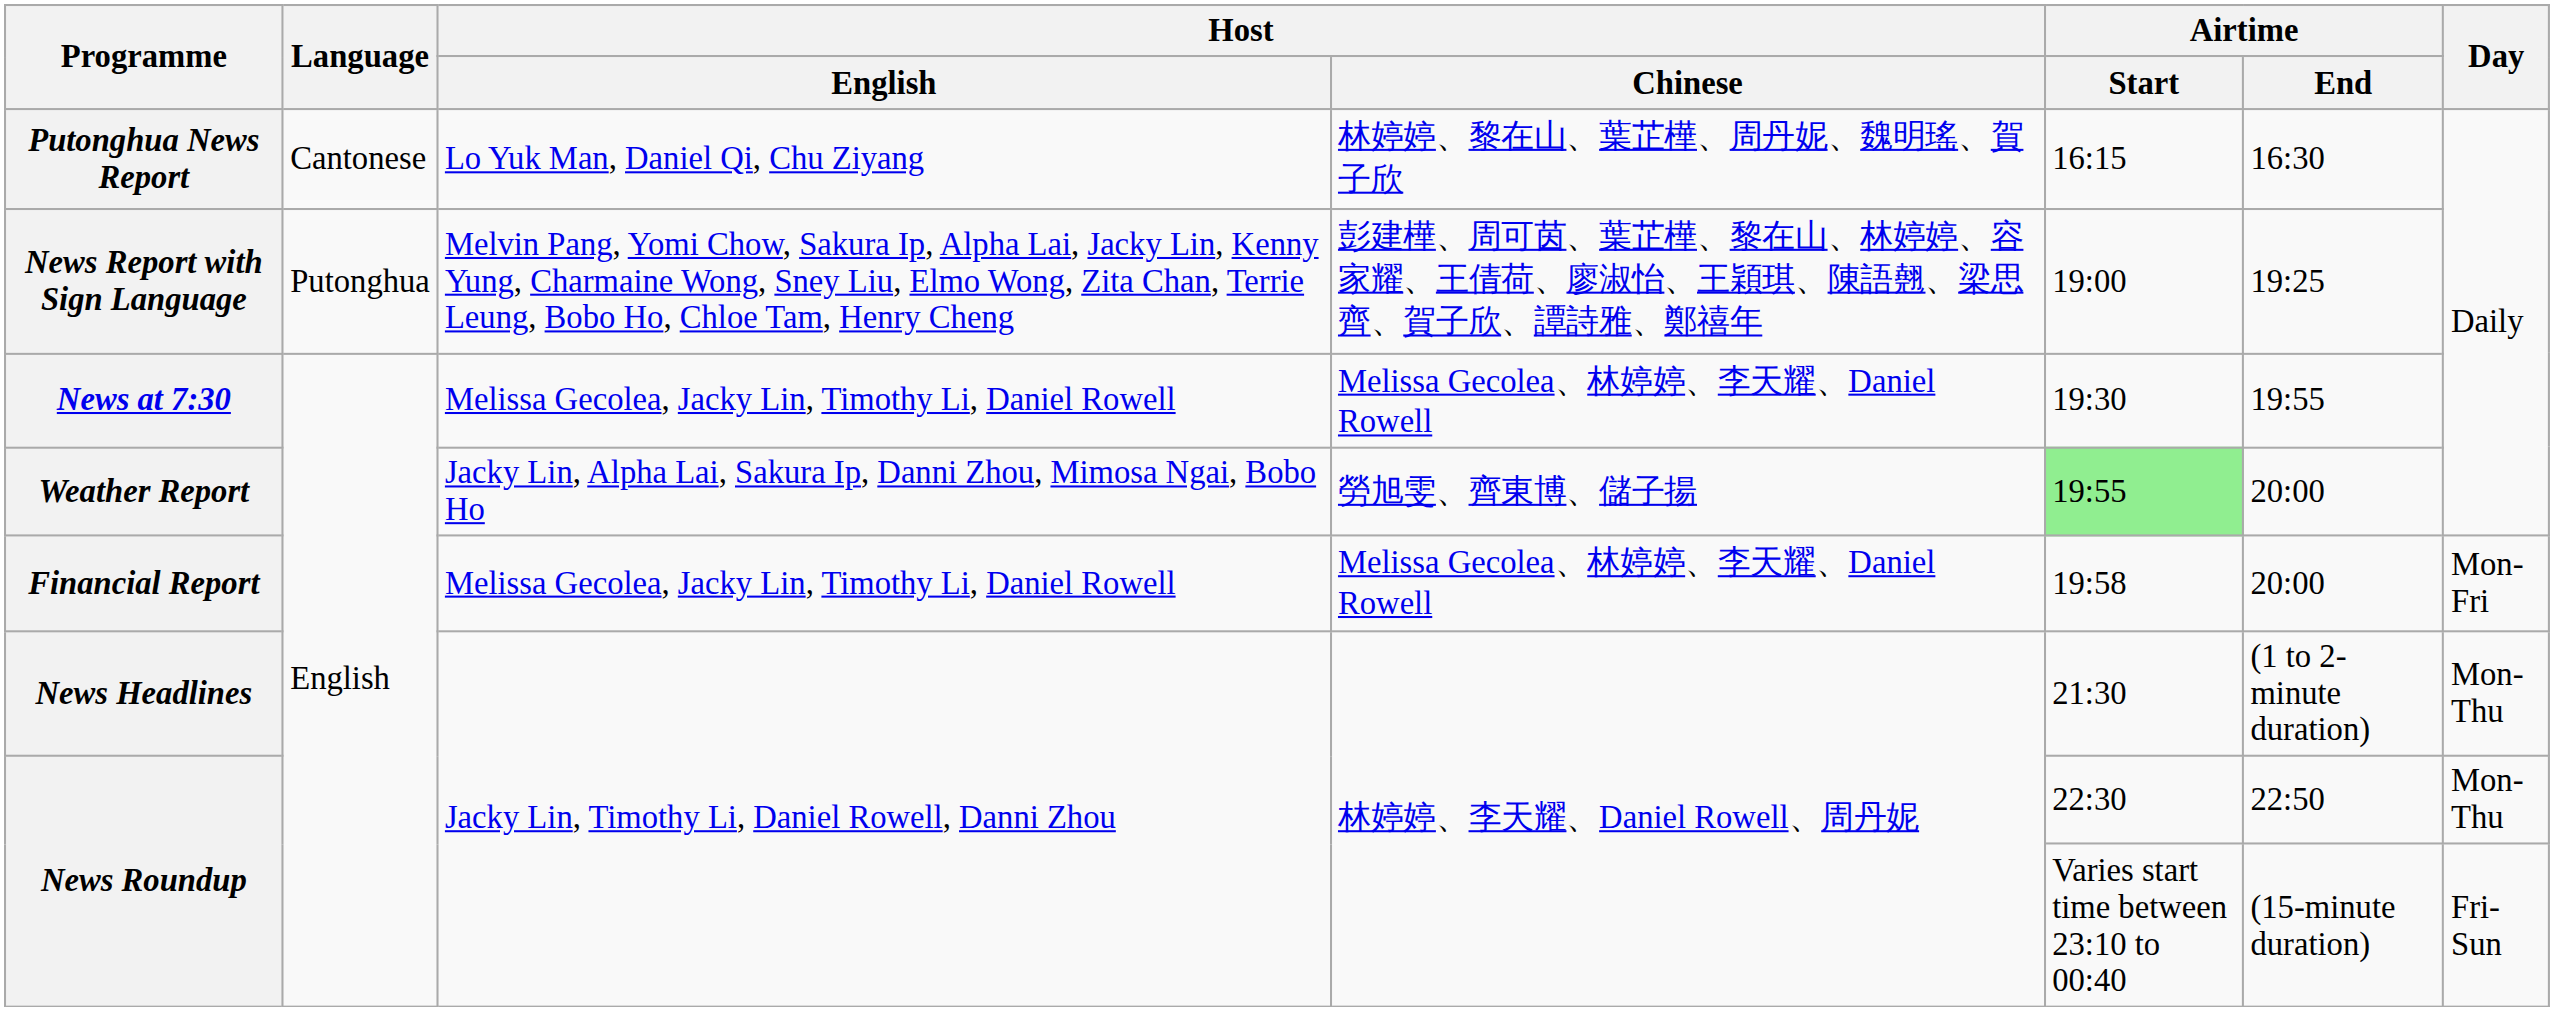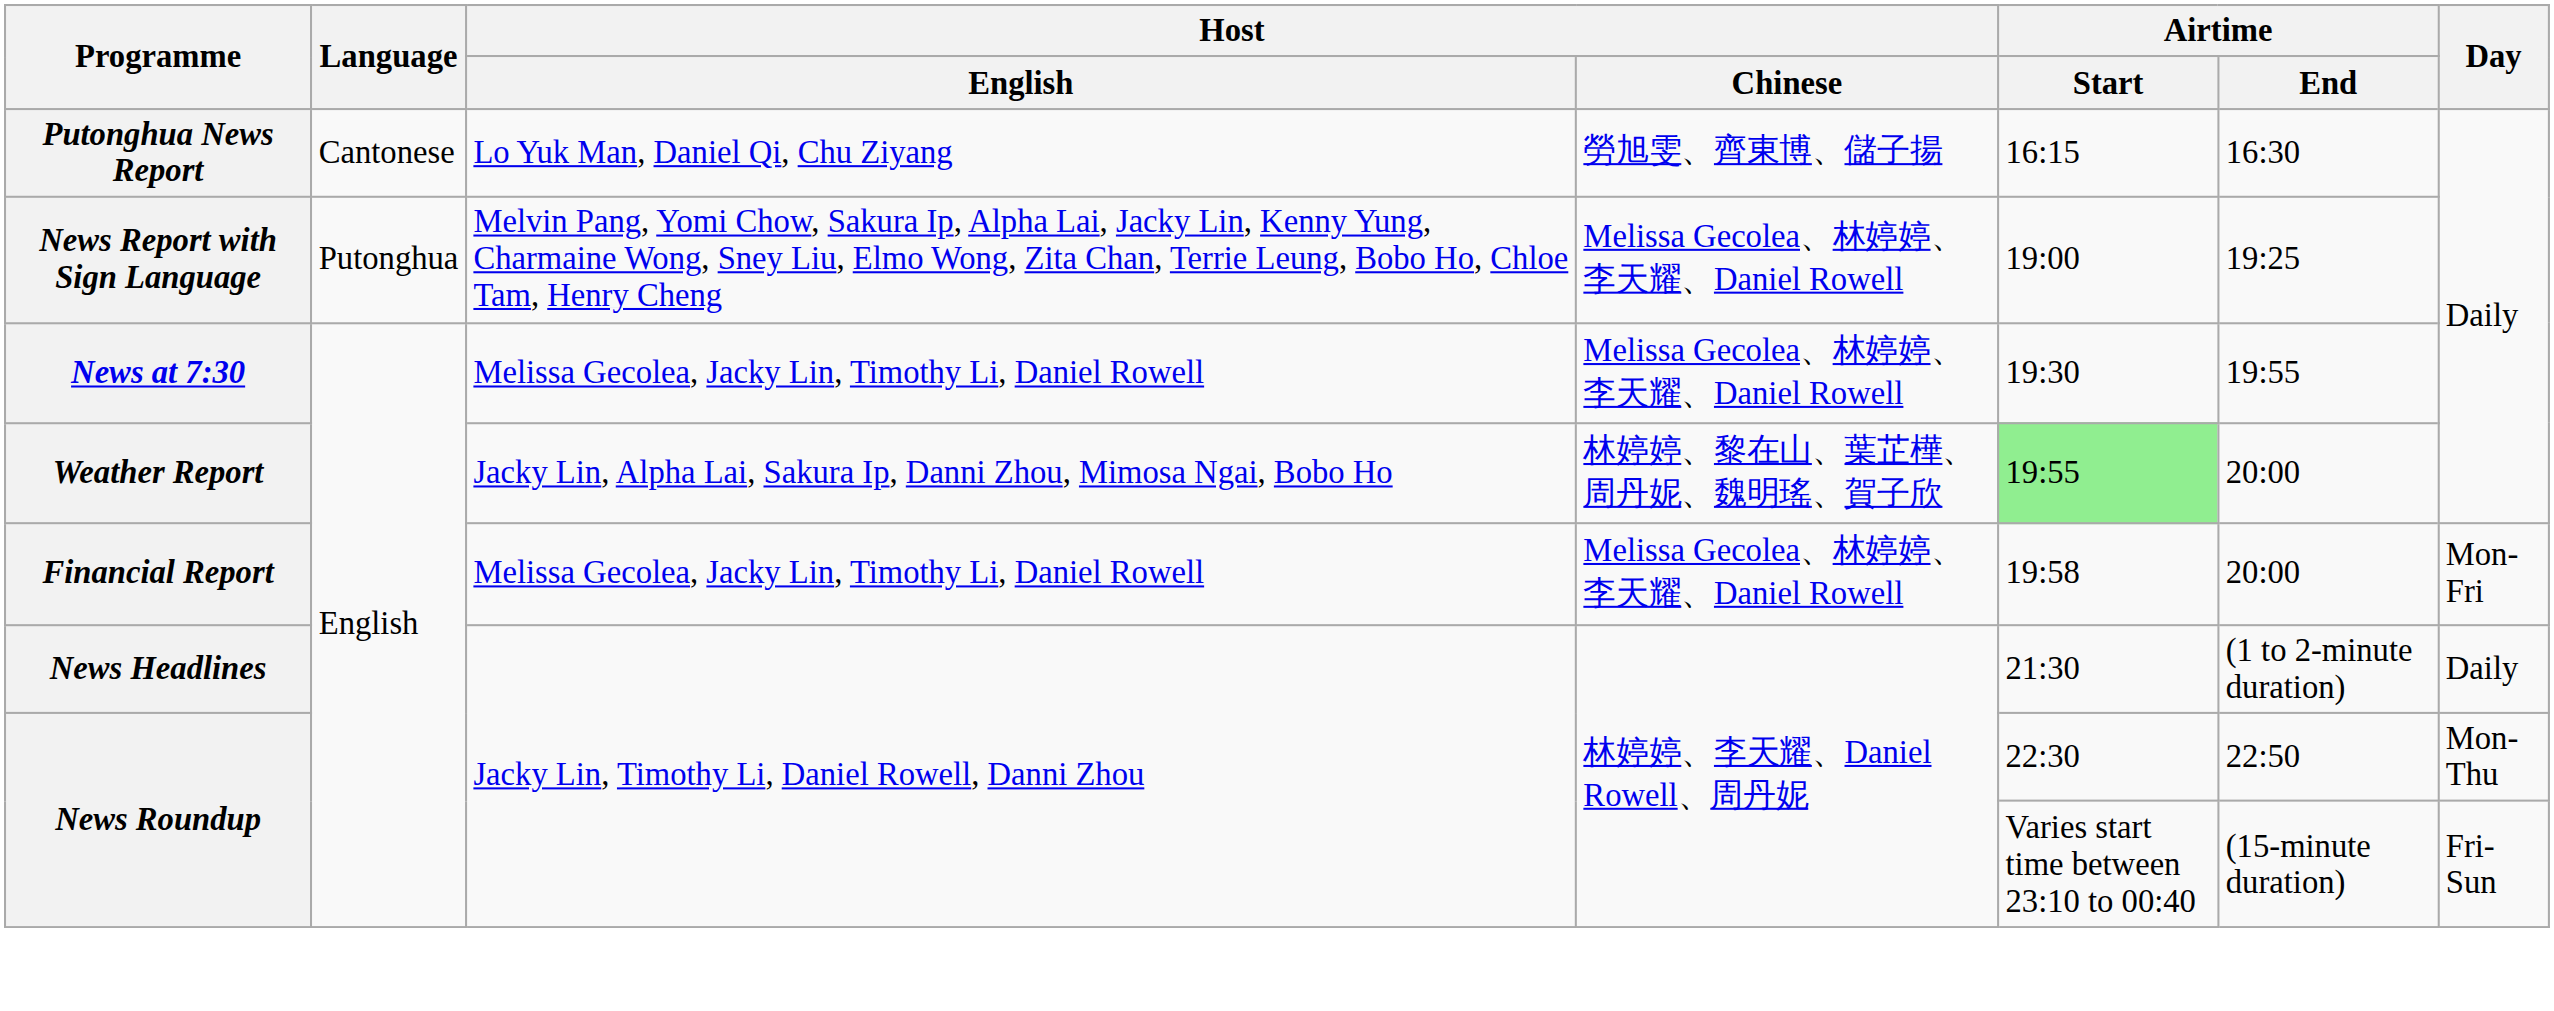(1681, 157) 林婷婷、黎在山、葉芷樺、周丹妮、魏明瑤、賀子欣 -> (1763, 151) 勞旭雯、齊東博、儲子揚
(1681, 279) 彭建樺、周可茵、葉芷樺、黎在山、林婷婷、容家耀、王倩荷、廖淑怡、王穎琪、陳語翹、梁思齊、賀子欣、譚詩雅、鄭禧年 -> (1773, 258) Melissa Gecolea、林婷婷、李天耀、Daniel Rowell
(1517, 490) 勞旭雯、齊東博、儲子揚 -> (1779, 471) 林婷婷、黎在山、葉芷樺、周丹妮、魏明瑤、賀子欣
(2487, 692) Mon-Thu -> (2482, 668) Daily
